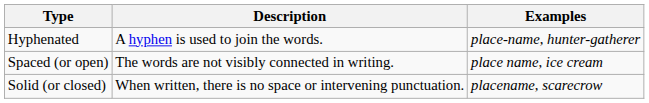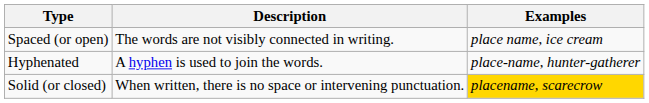rows swapped: (58, 62) <-> (43, 39)
(537, 86) no background -> (537, 86) gold background
